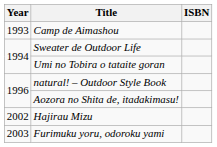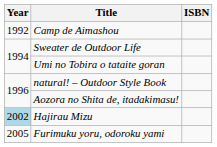(18, 30) 1993 -> (18, 30) 1992
(18, 116) no background -> (18, 116) lightblue background
(18, 133) 2003 -> (18, 133) 2005
